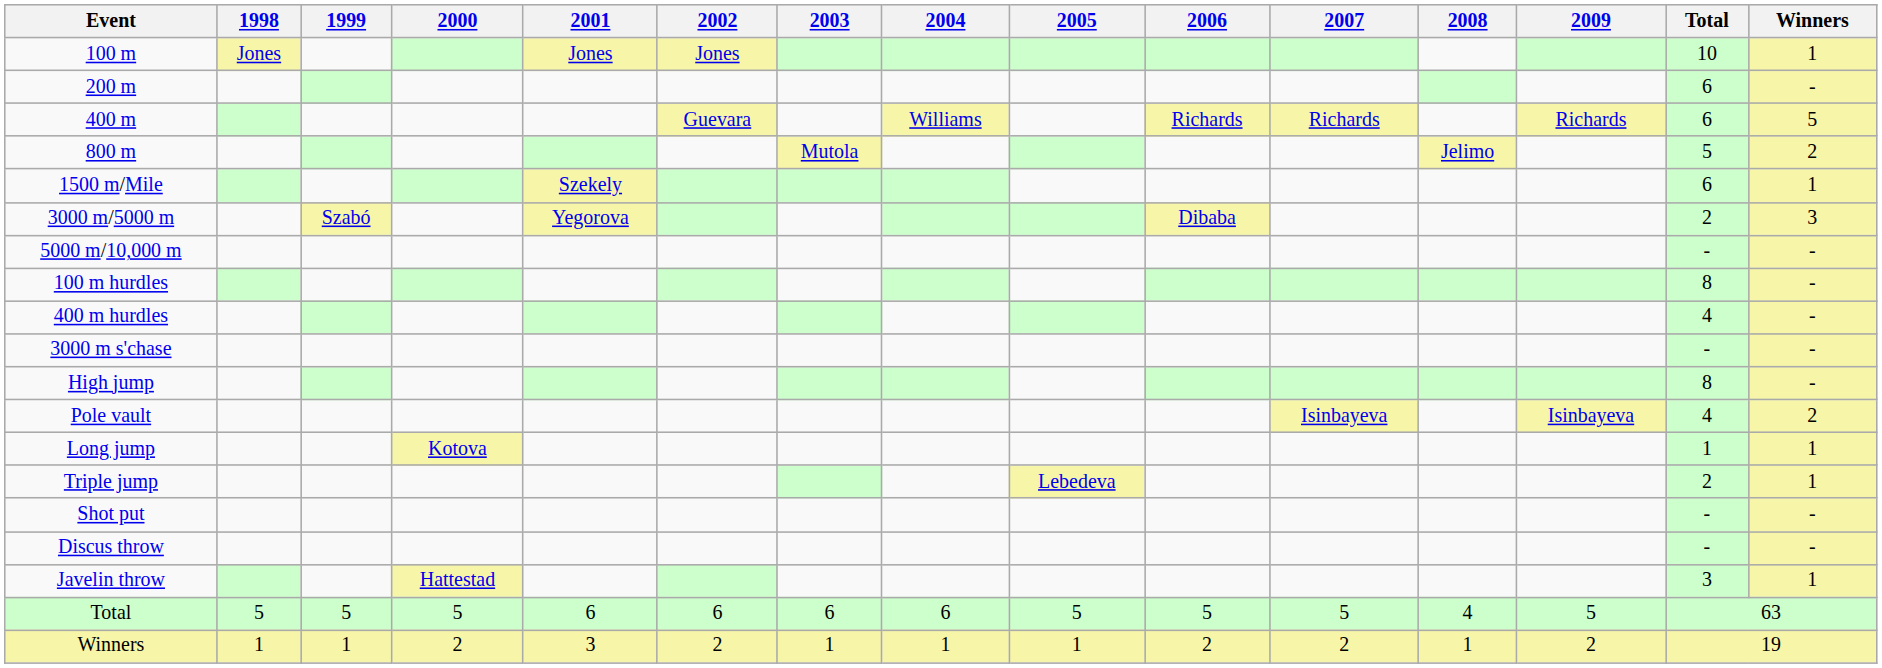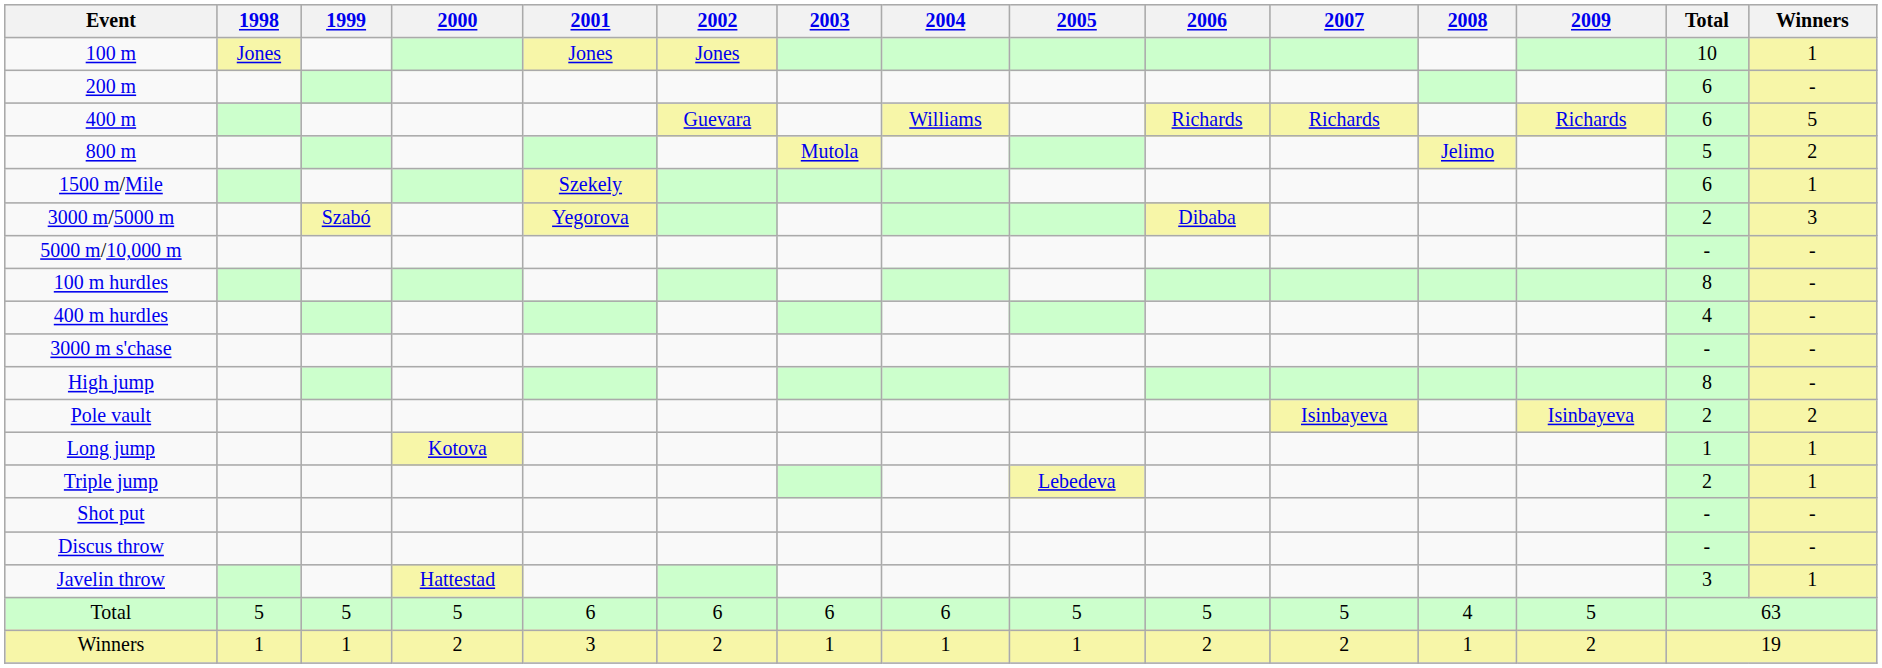(1707, 415) 4 -> (1707, 415) 2
